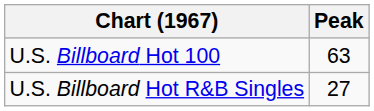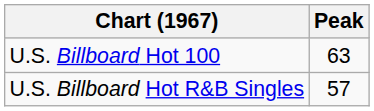(339, 88) 27 -> (339, 88) 57
